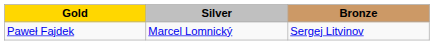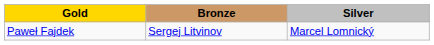columns swapped: (217, 13) <-> (358, 13)
